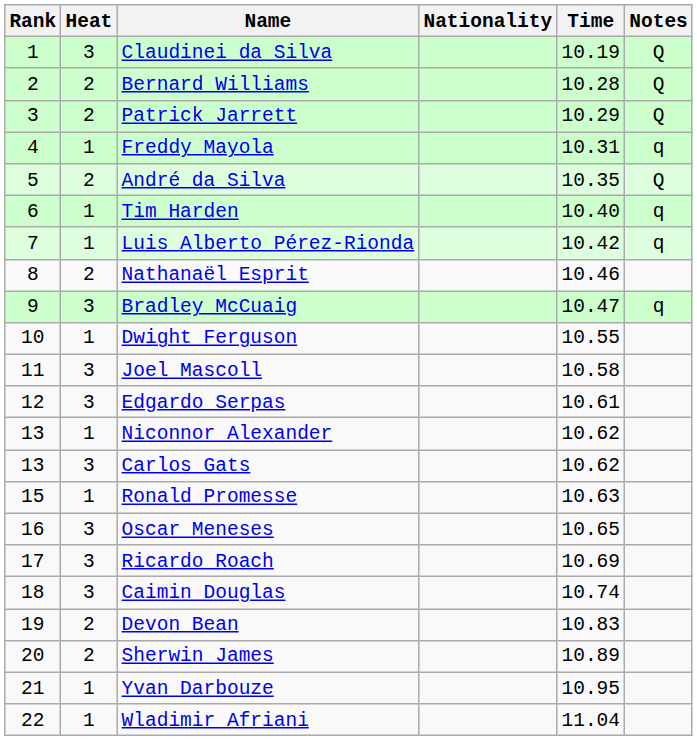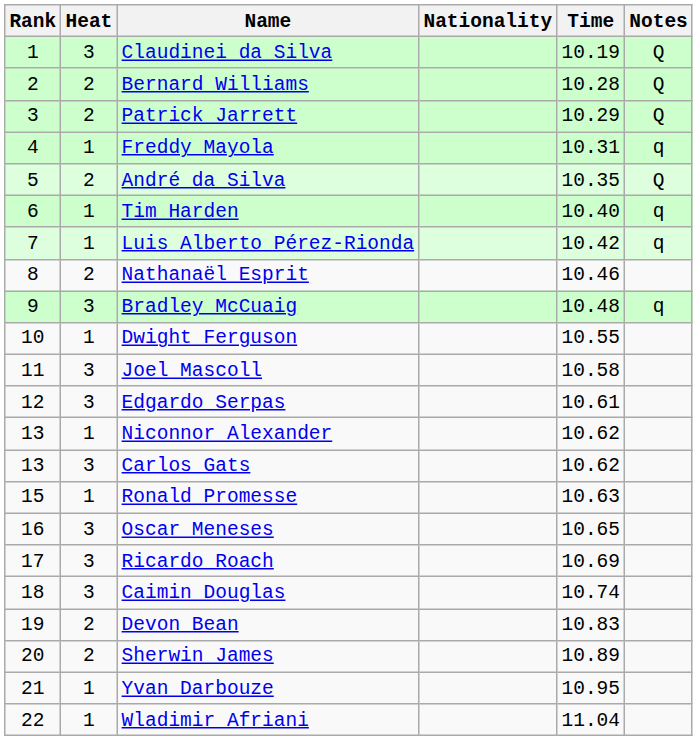(591, 307) 10.47 -> (591, 307) 10.48
